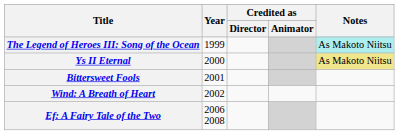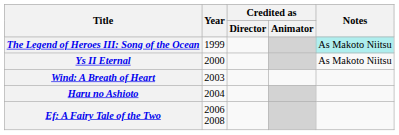(355, 61) khaki background -> (355, 61) no background
- row: (103, 77)
(214, 93) 2002 -> (214, 77) 2003
+ row: (103, 93)
